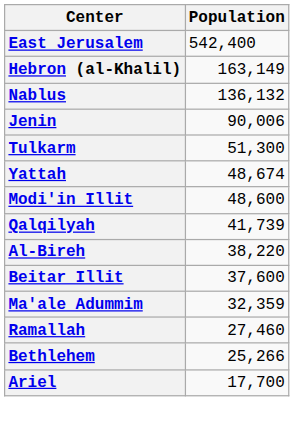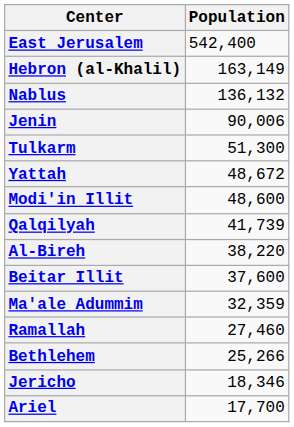(256, 174) 48,674 -> (256, 174) 48,672
+ row: (42, 382)
